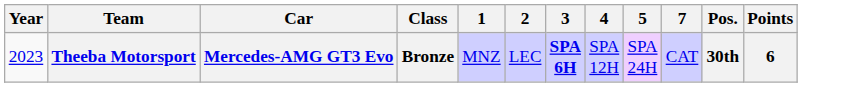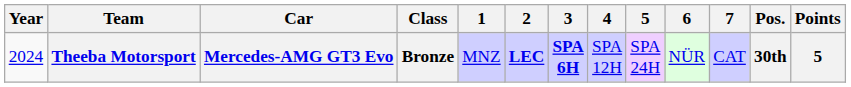+ column: (687, 18)
(26, 56) 2023 -> (26, 56) 2024
(525, 56) normal -> (527, 56) bold
(770, 56) 6 -> (818, 56) 5
